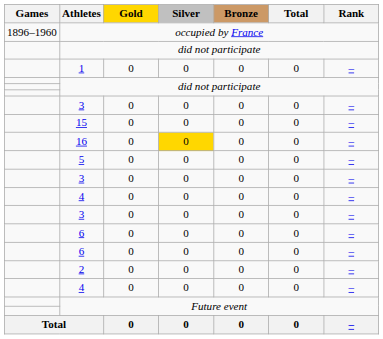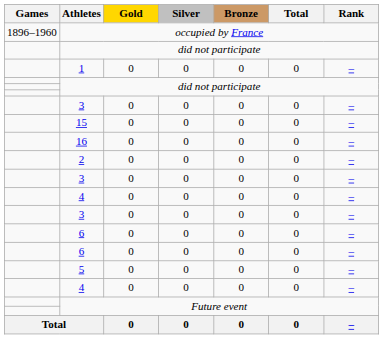(186, 142) gold background -> (186, 142) no background
rows swapped: (81, 160) <-> (81, 270)
